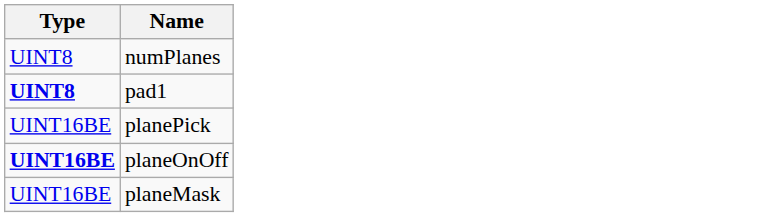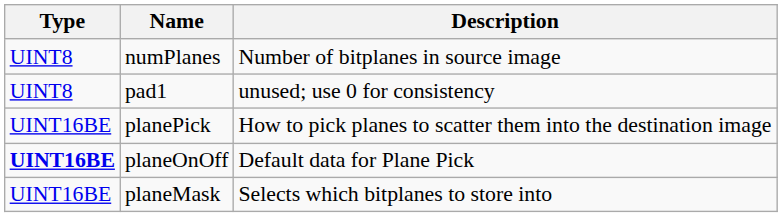+ column: (505, 21)
(42, 90) bold -> (41, 90) normal
